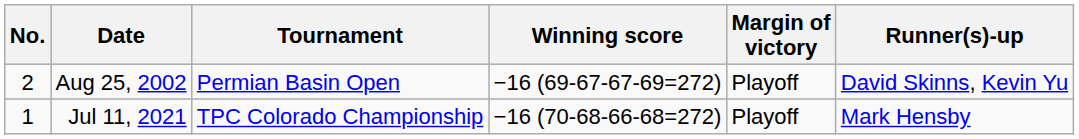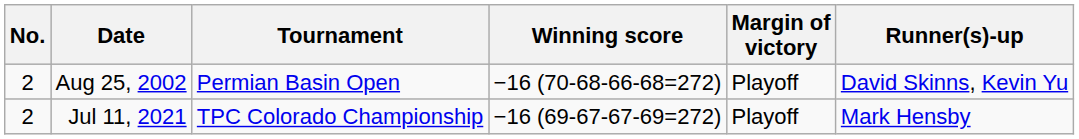(607, 82) −16 (69-67-67-69=272) -> (607, 82) −16 (70-68-66-68=272)
(28, 117) 1 -> (28, 117) 2
(607, 117) −16 (70-68-66-68=272) -> (607, 117) −16 (69-67-67-69=272)
